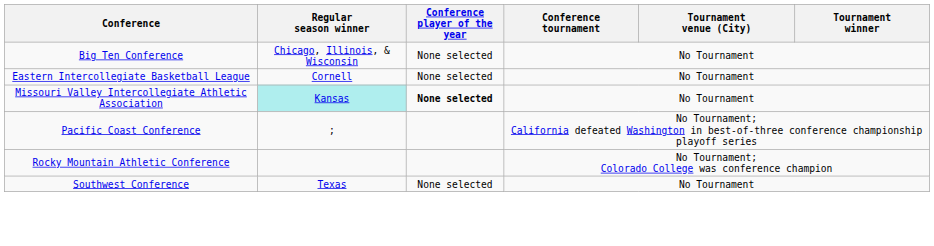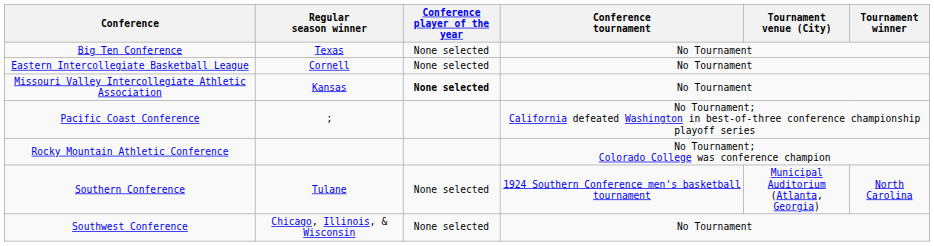(332, 56) Chicago, Illinois, & Wisconsin -> (329, 50) Texas
(332, 98) paleturquoise background -> (329, 87) no background
+ row: (130, 190)
(332, 184) Texas -> (329, 227) Chicago, Illinois, & Wisconsin
